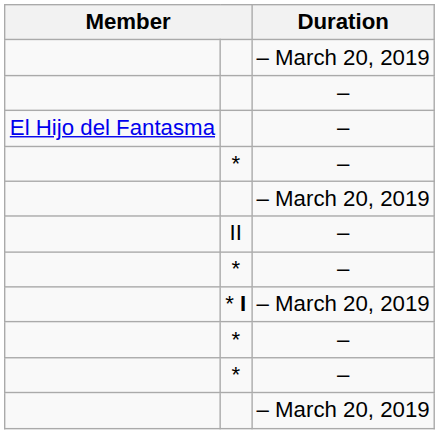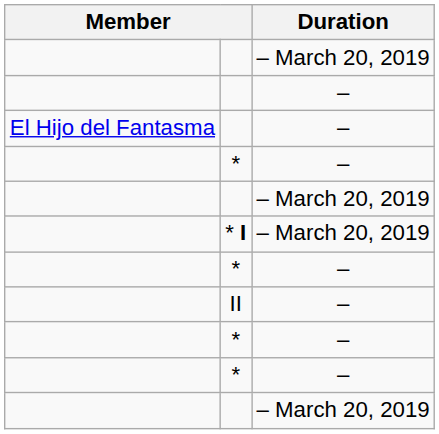rows swapped: (112, 234) <-> (112, 305)
